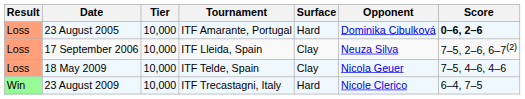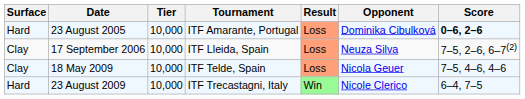columns swapped: (23, 12) <-> (316, 12)
